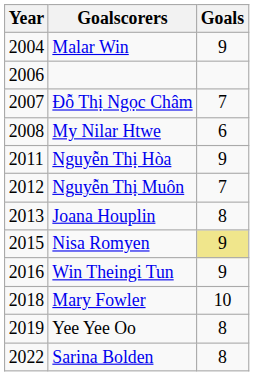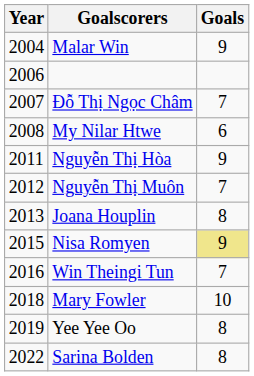(223, 272) 9 -> (223, 272) 7
